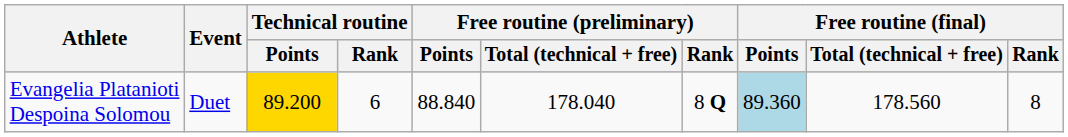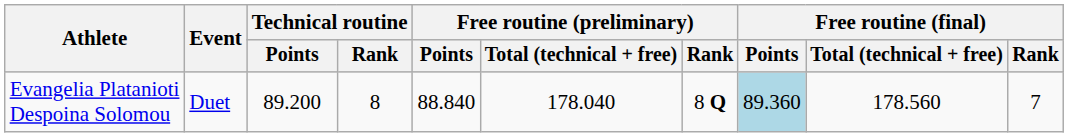(292, 102) gold background -> (292, 102) no background
(375, 102) 6 -> (375, 102) 8
(1036, 102) 8 -> (1036, 102) 7
